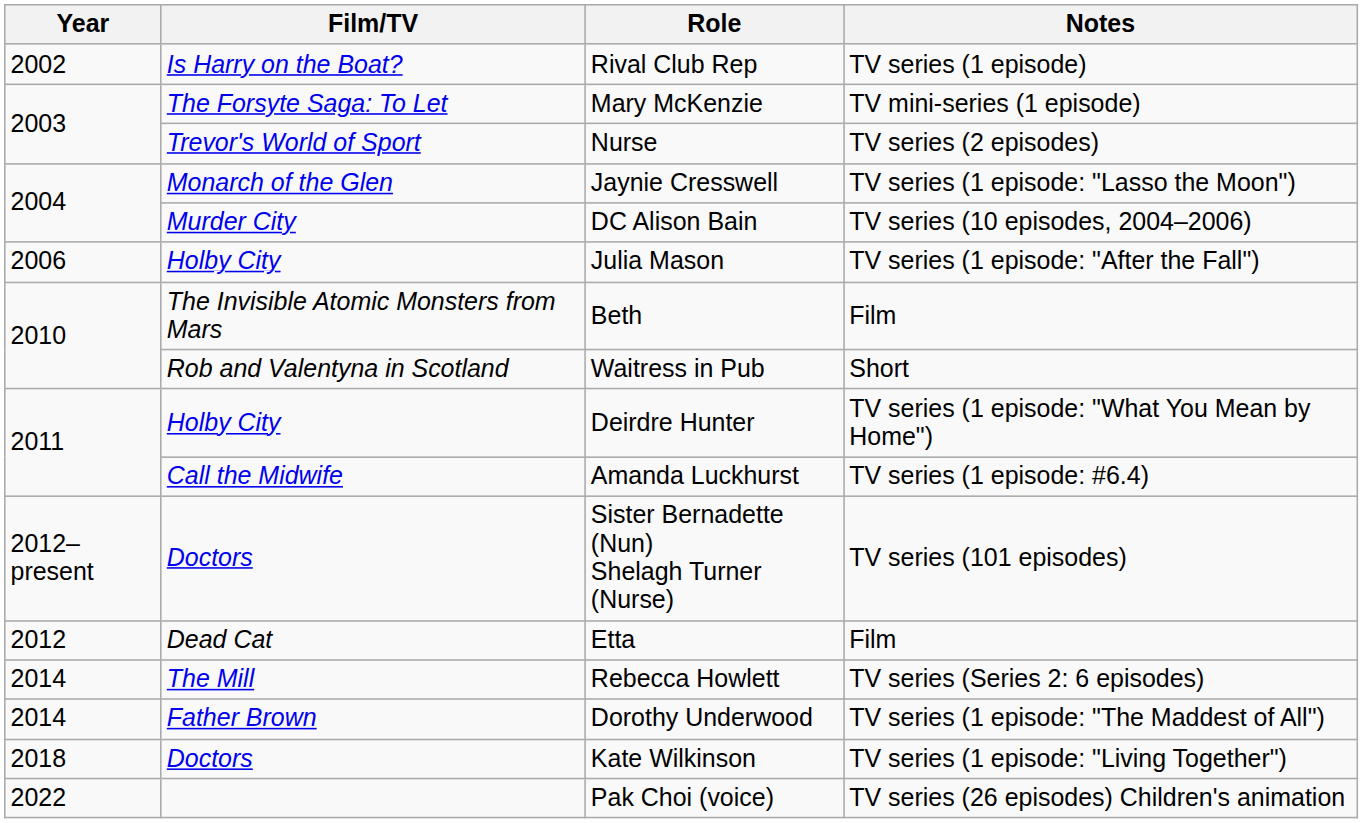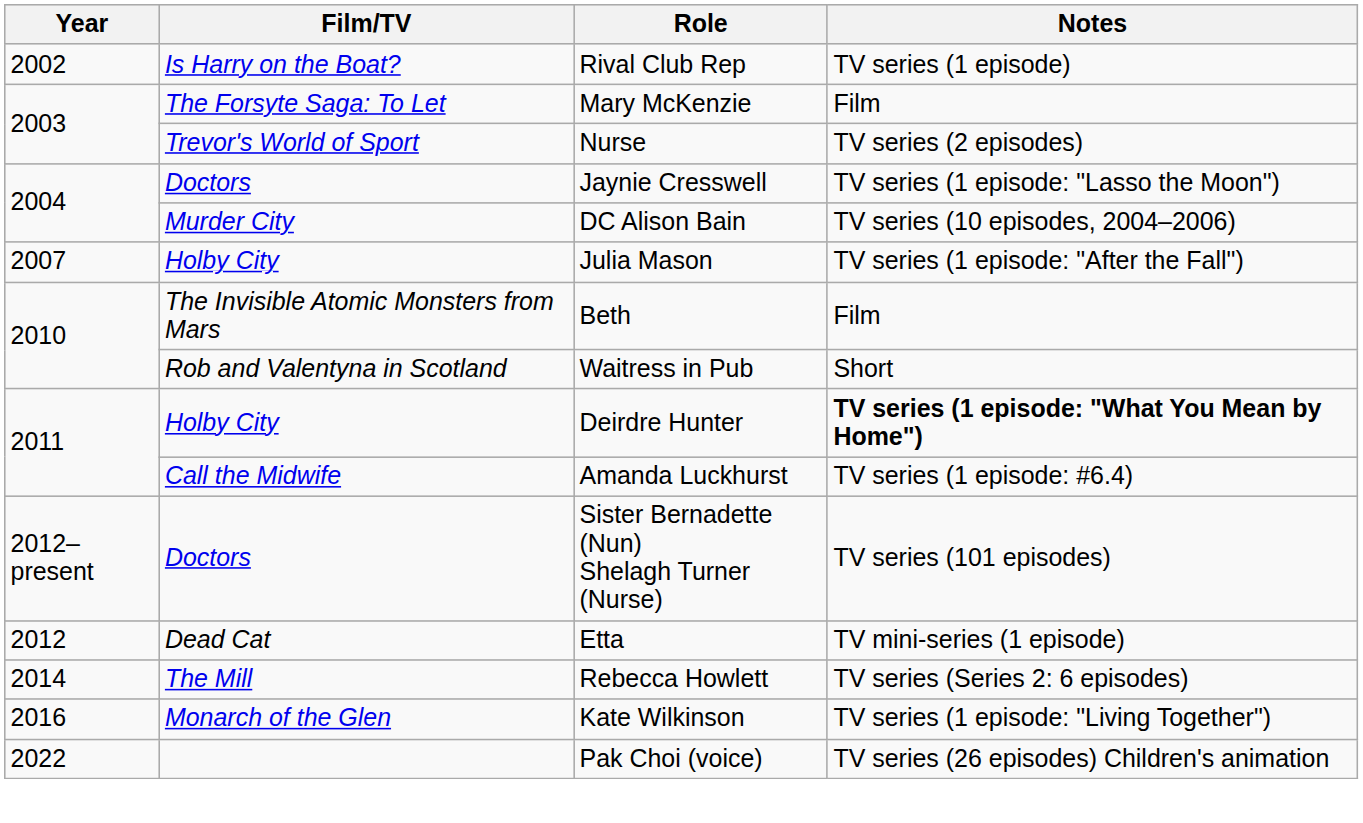(995, 103) TV mini-series (1 episode) -> (857, 103) Film
(280, 182) Monarch of the Glen -> (208, 182) Doctors
(38, 261) 2006 -> (38, 261) 2007
(1080, 422) normal -> (1077, 422) bold
(873, 639) Film -> (979, 639) TV mini-series (1 episode)
- row: (702, 718)
(38, 758) 2018 -> (38, 718) 2016
(210, 758) Doctors -> (278, 718) Monarch of the Glen
